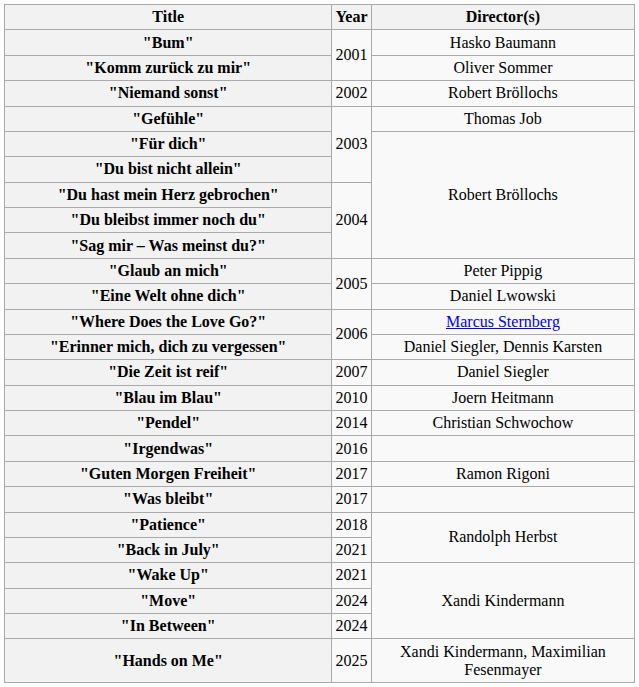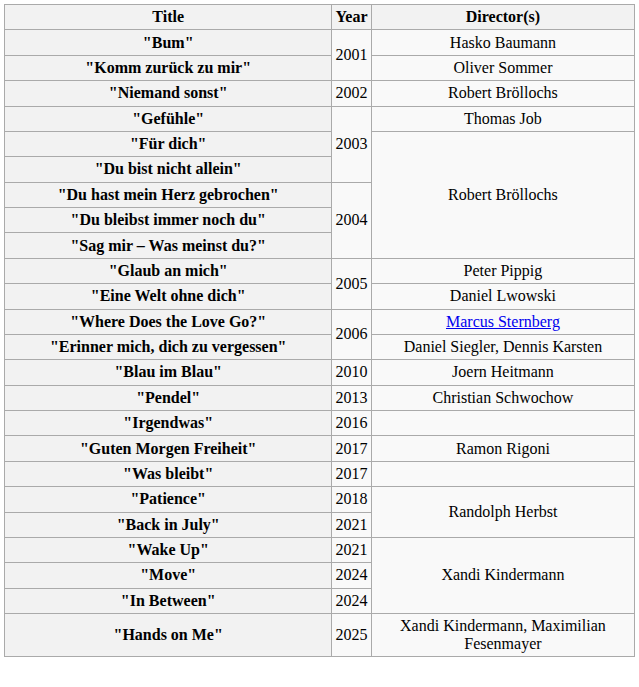- row: (168, 372)
(352, 423) 2014 -> (352, 397) 2013
